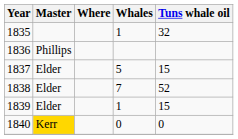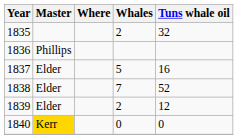(119, 32) 1 -> (119, 32) 2
(164, 69) 15 -> (164, 69) 16
(119, 106) 1 -> (119, 106) 2
(164, 106) 15 -> (164, 106) 12
